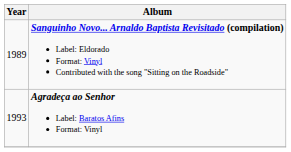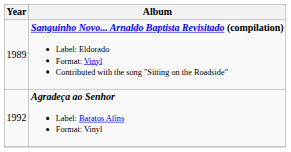(17, 118) 1993 -> (17, 118) 1992
